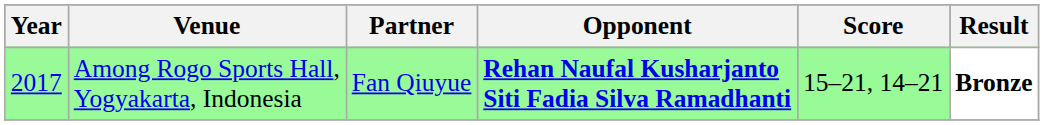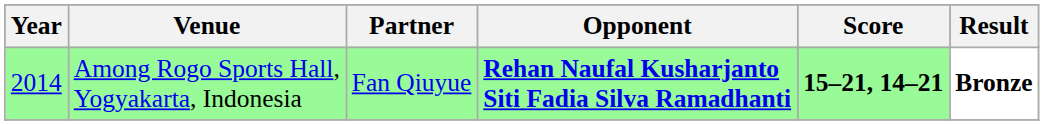(36, 82) 2017 -> (36, 82) 2014
(873, 82) normal -> (873, 82) bold
